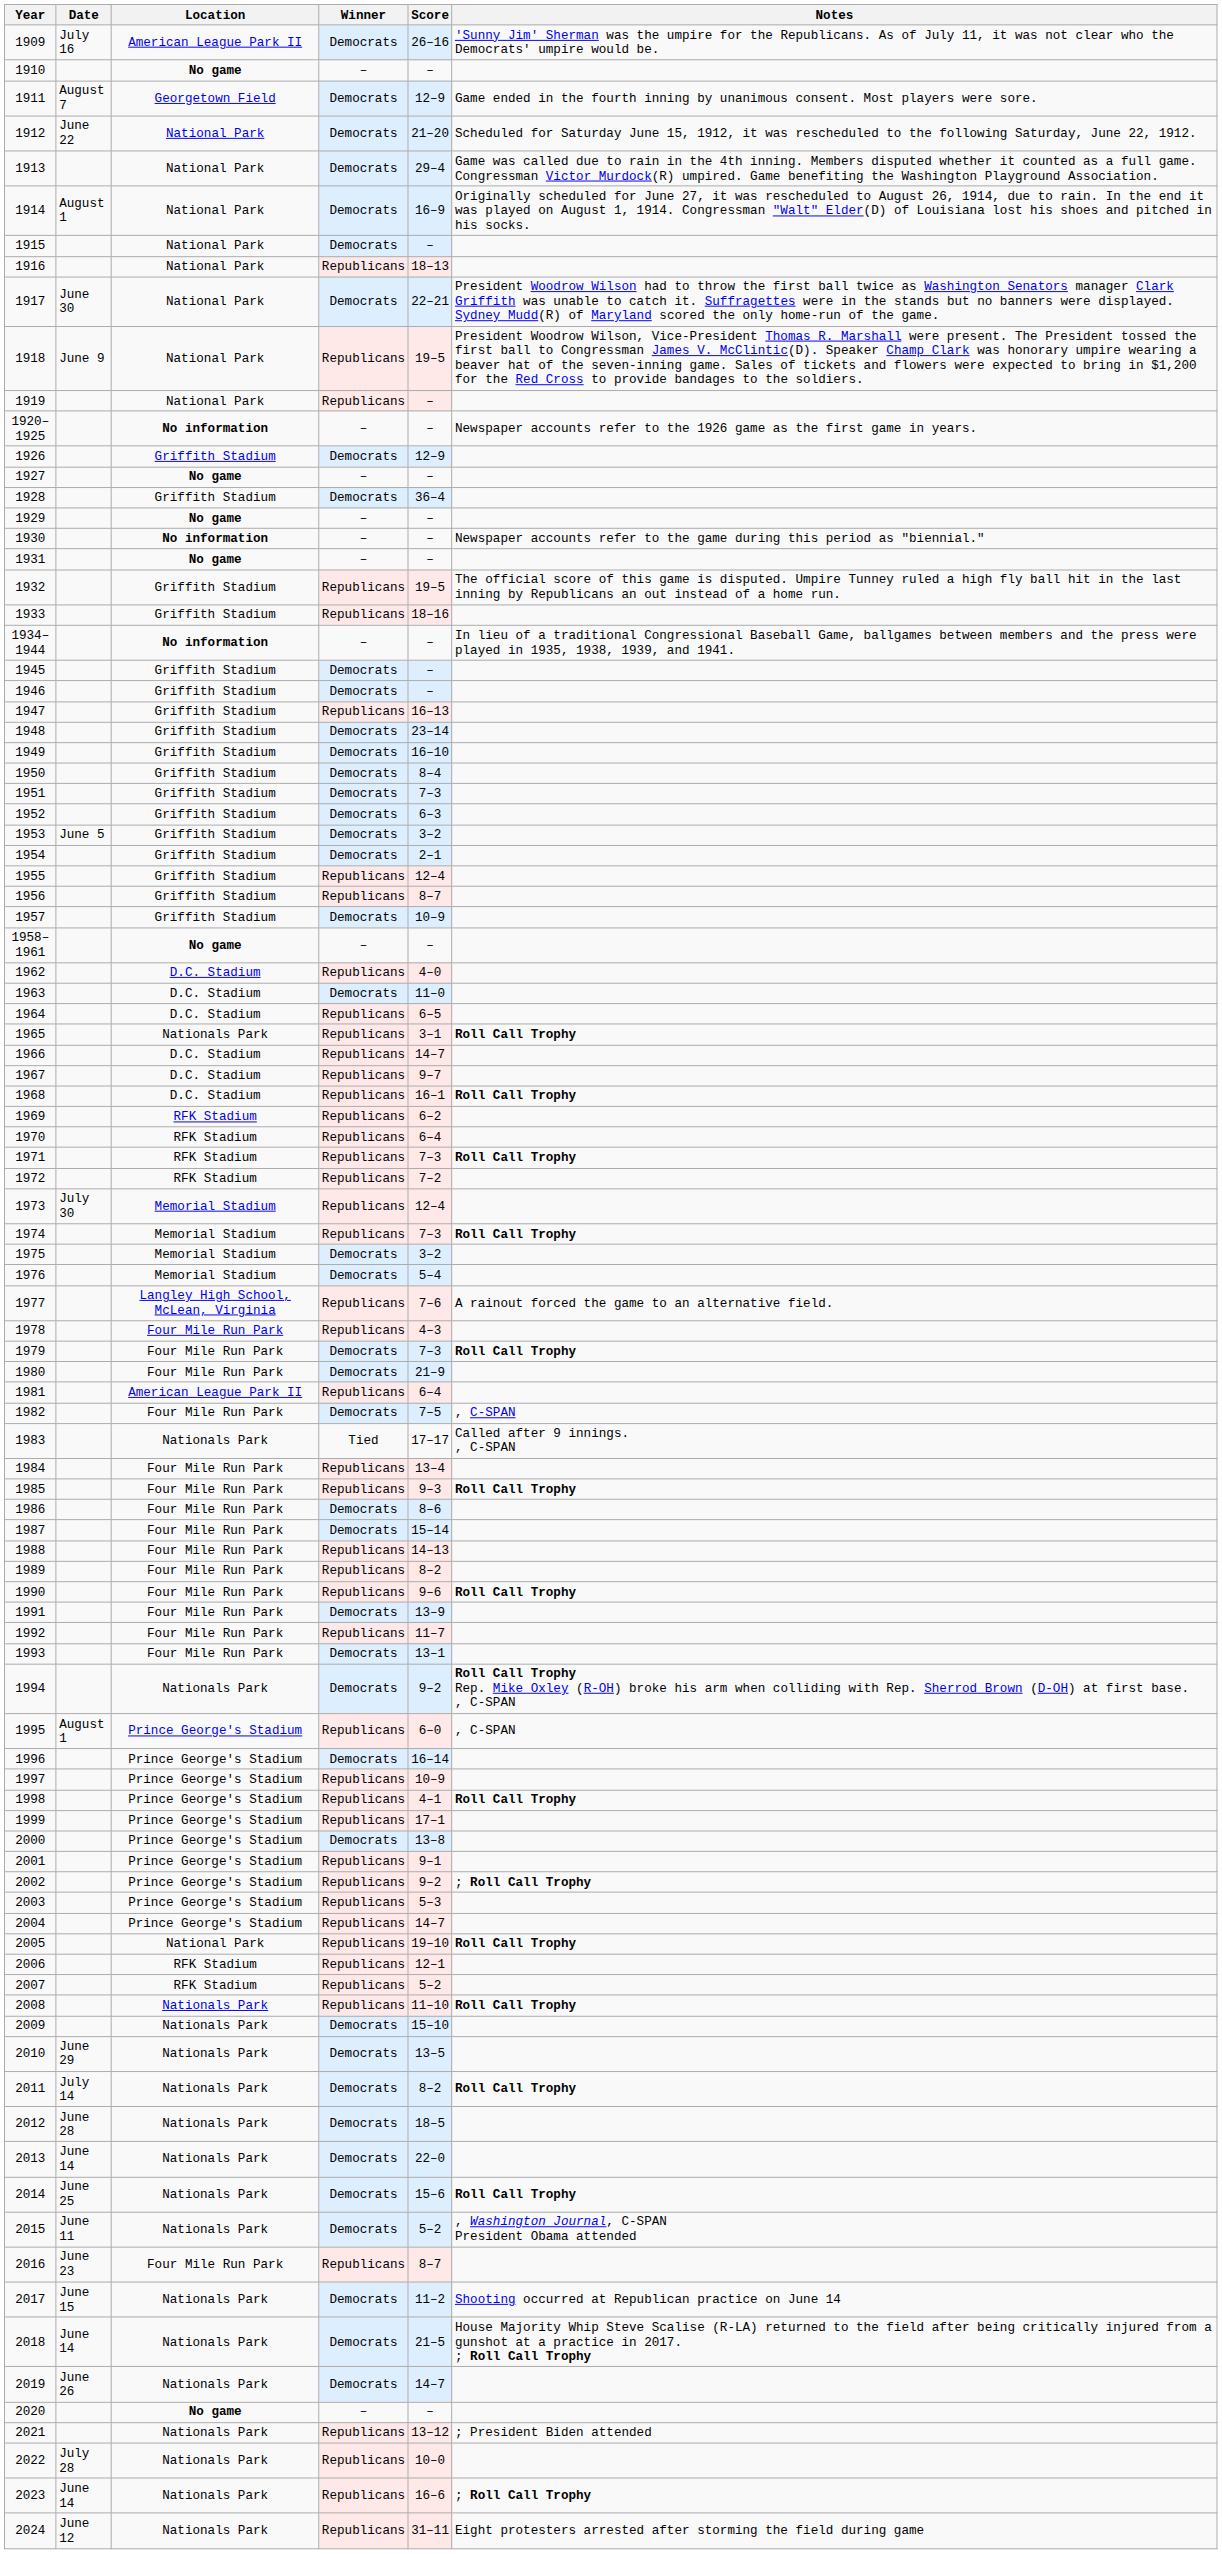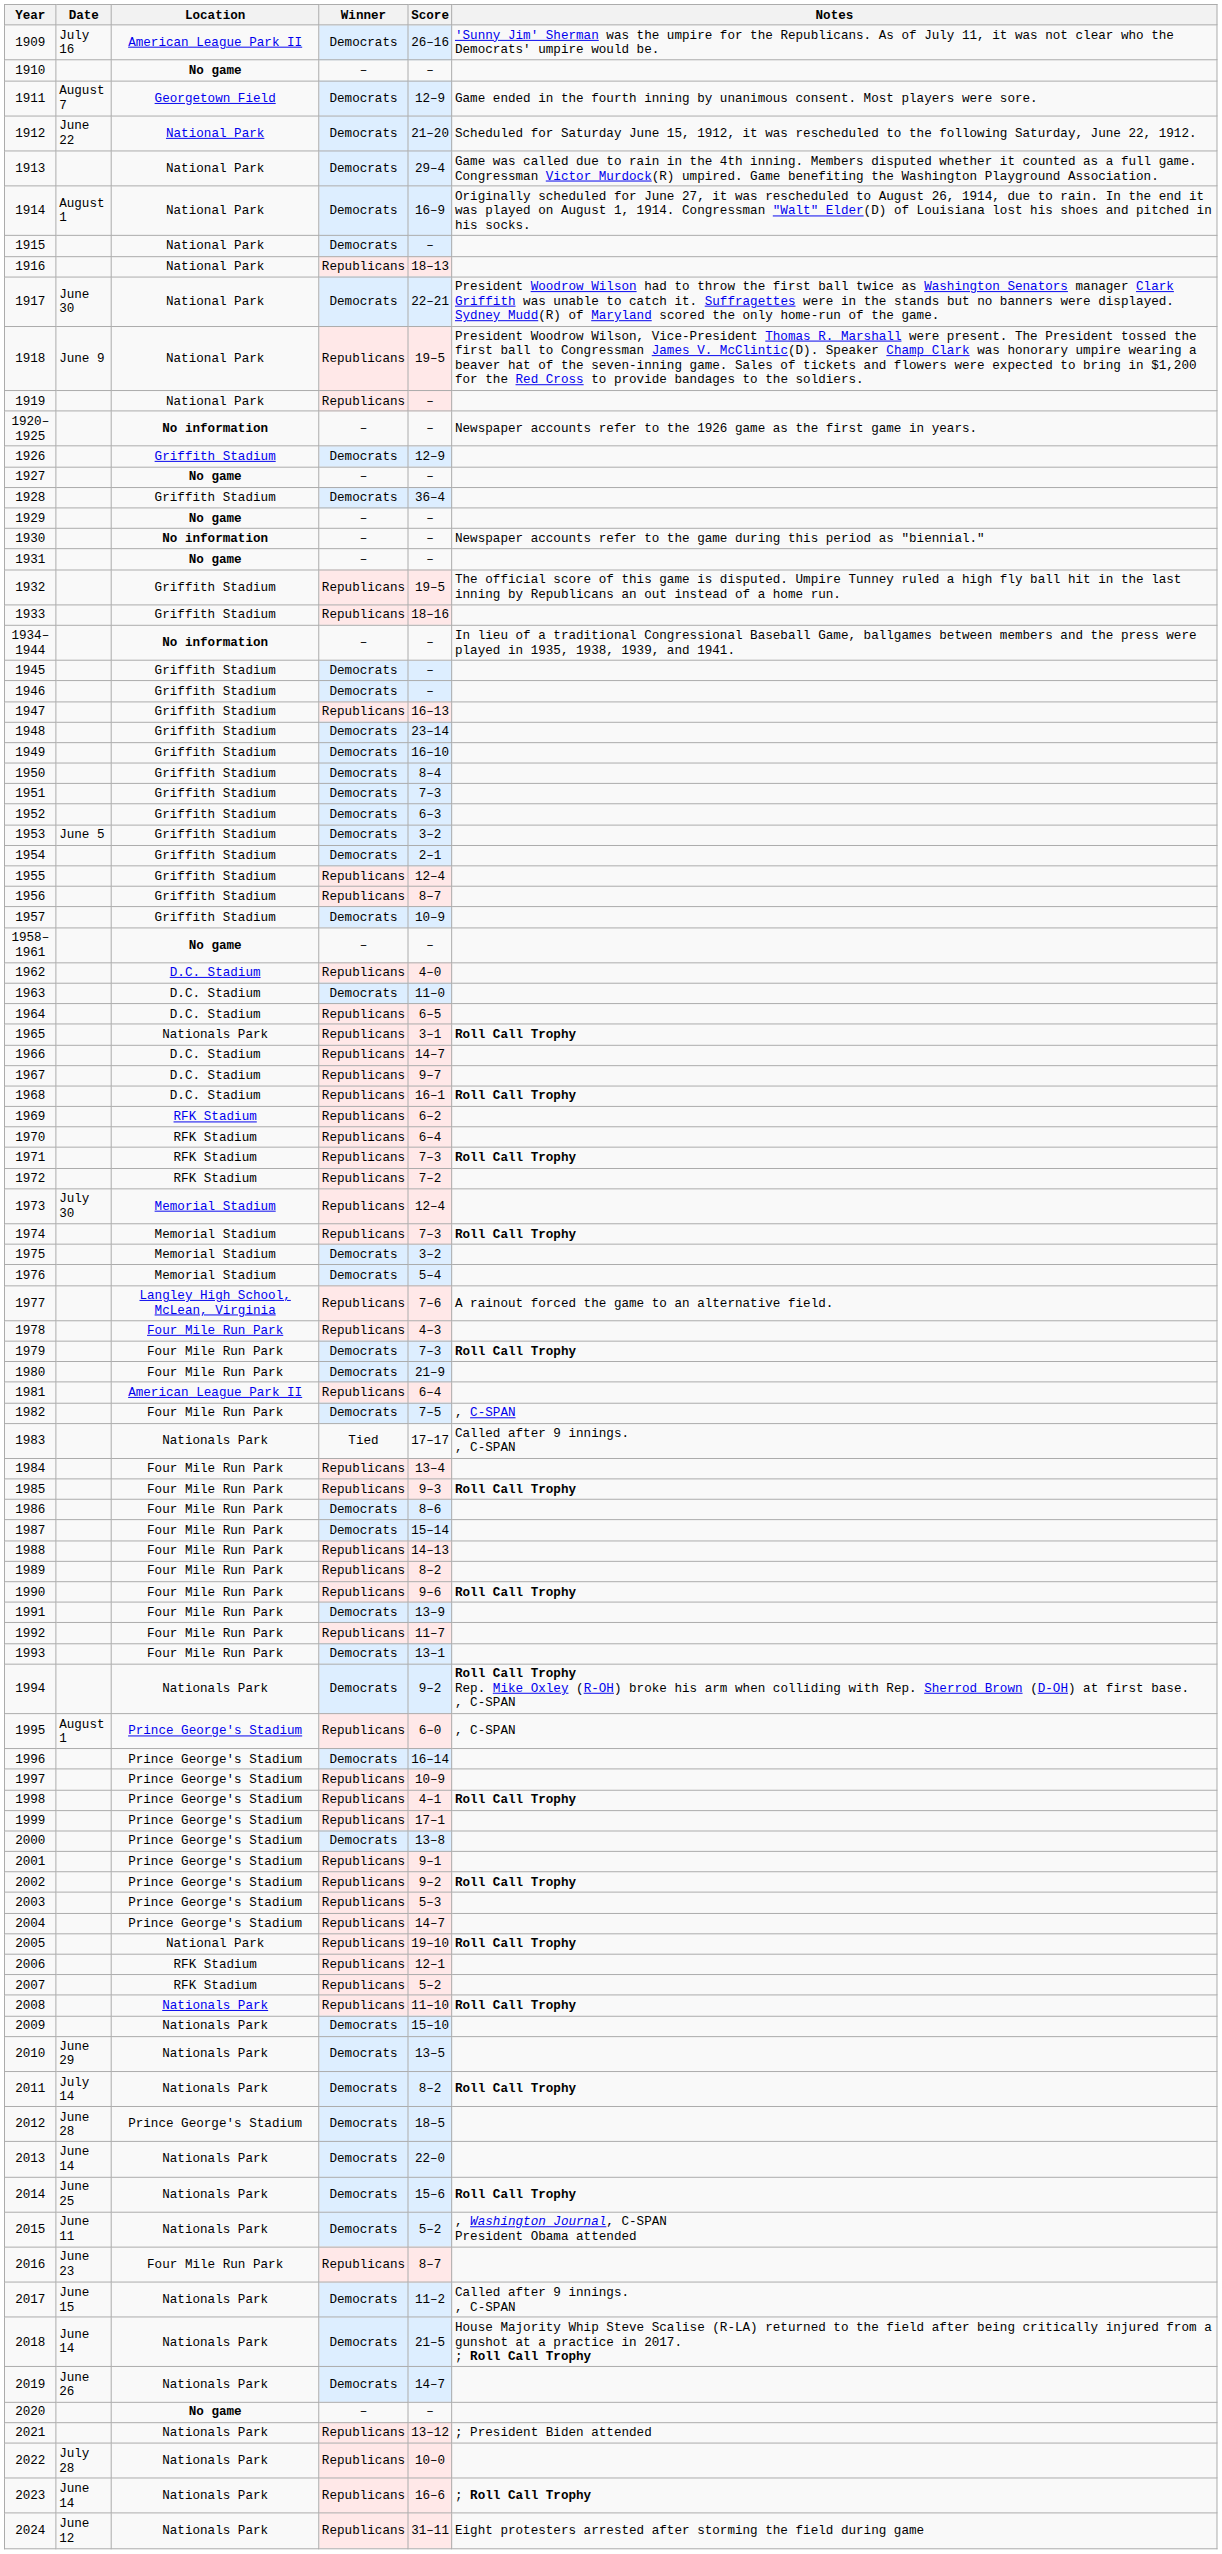(523, 1882) ; Roll Call Trophy -> (516, 1882) Roll Call Trophy
(215, 2124) Nationals Park -> (215, 2124) Prince George's Stadium
(648, 2300) Shooting occurred at Republican practice on June 14 -> (542, 2300) Called after 9 innings. , C-SPAN
